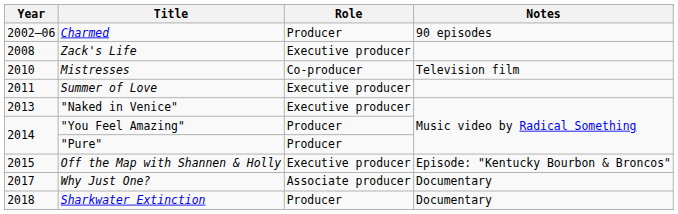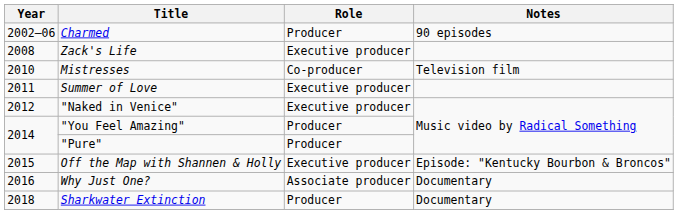(21, 107) 2013 -> (21, 107) 2012
(21, 182) 2017 -> (21, 182) 2016
